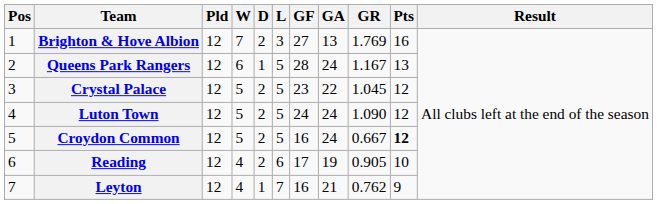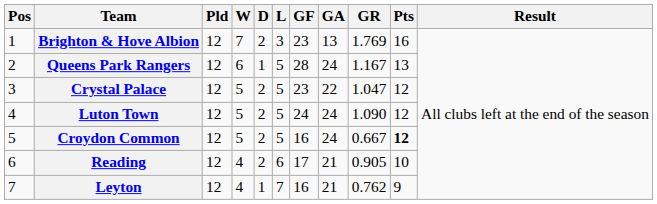(301, 41) 27 -> (301, 41) 23
(369, 89) 1.045 -> (369, 89) 1.047
(329, 162) 19 -> (329, 162) 21
